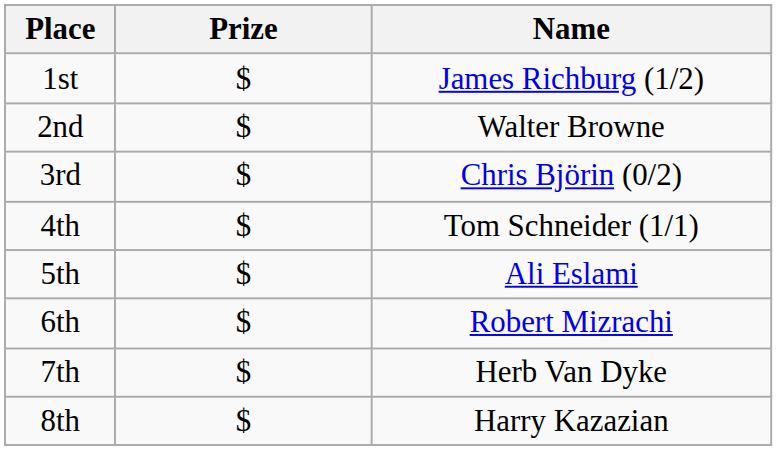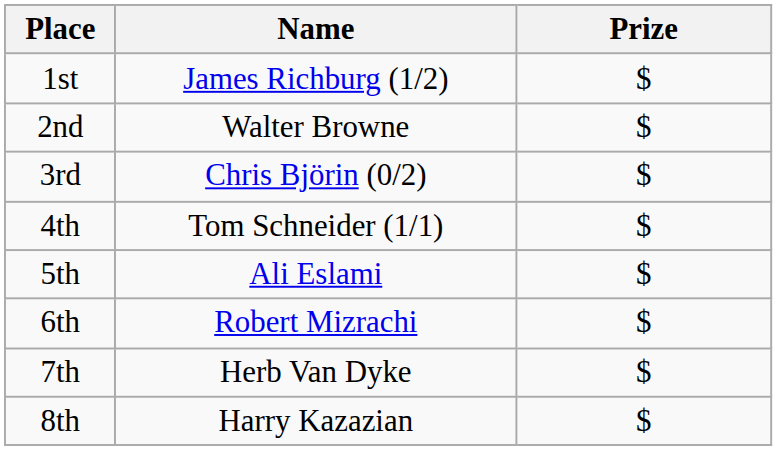columns swapped: (571, 28) <-> (243, 28)
